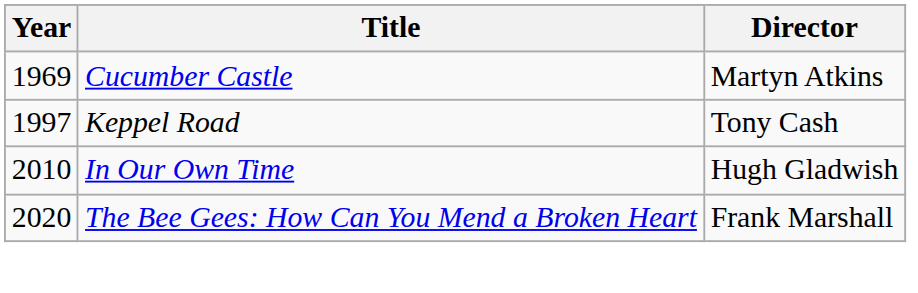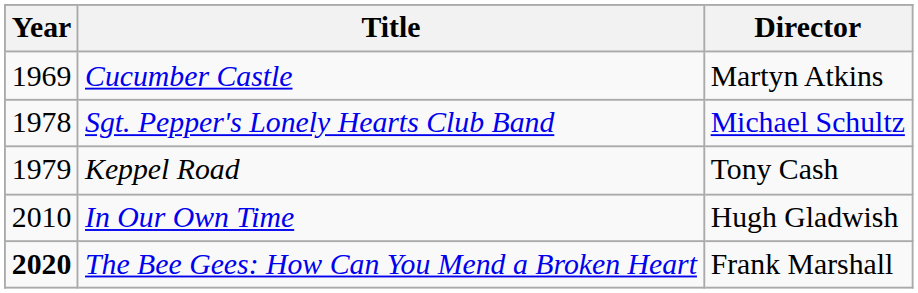+ row: (320, 122)
(42, 122) 1997 -> (42, 169) 1979
(42, 216) normal -> (42, 264) bold
